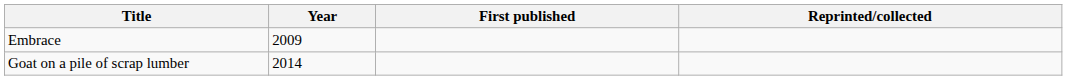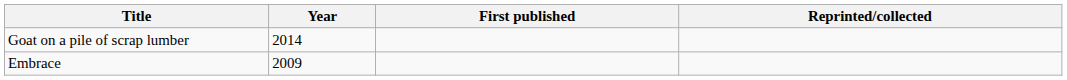rows swapped: (34, 39) <-> (98, 63)
